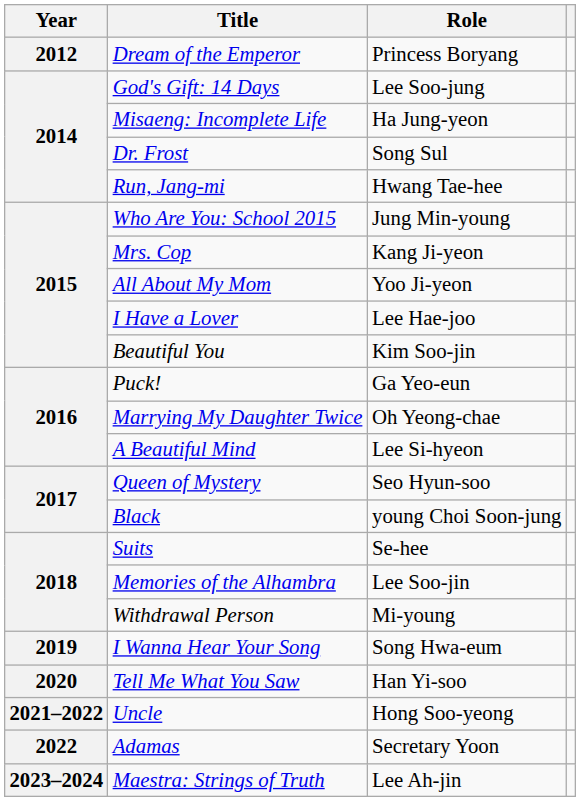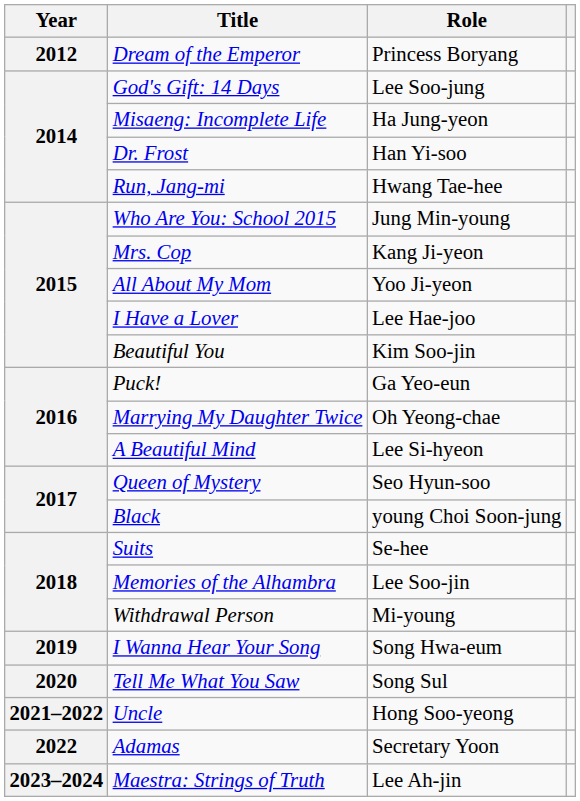(410, 152) Song Sul -> (419, 152) Han Yi-soo
(419, 680) Han Yi-soo -> (410, 680) Song Sul
